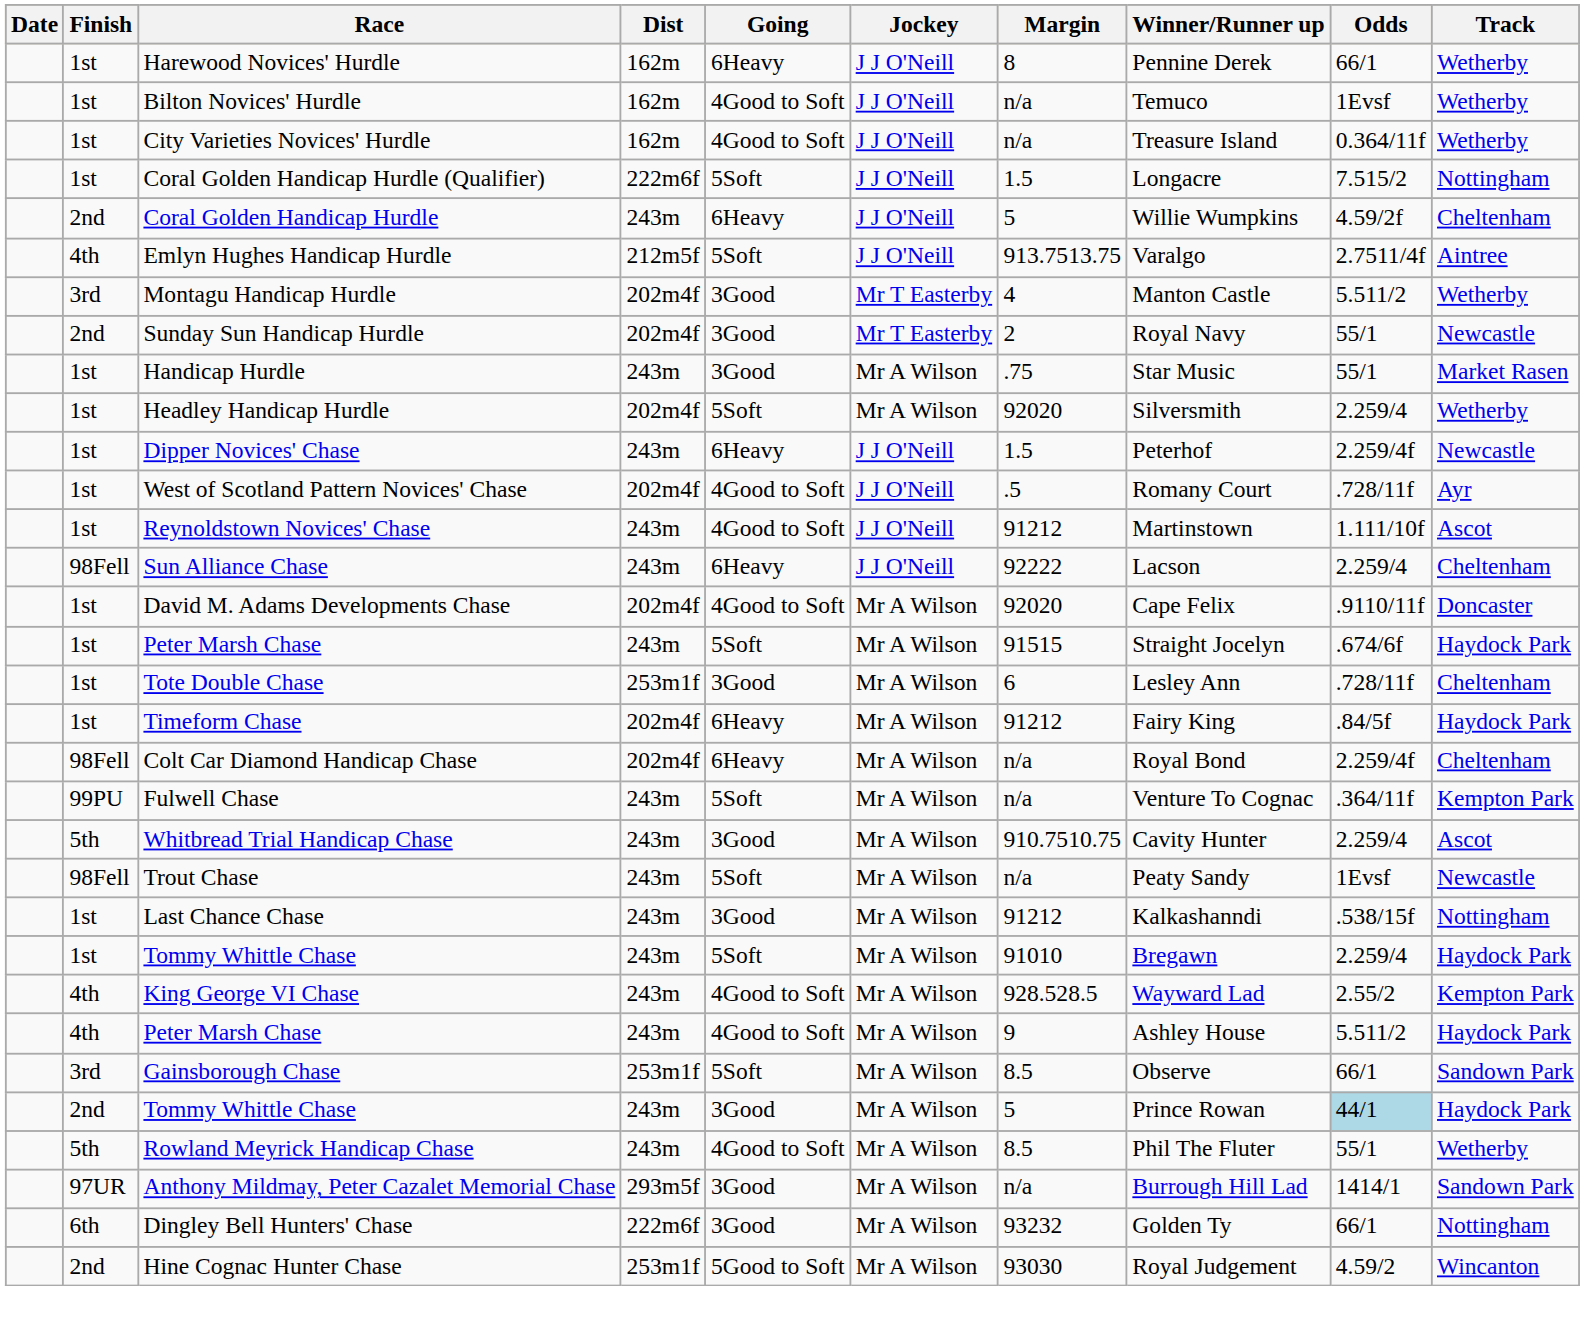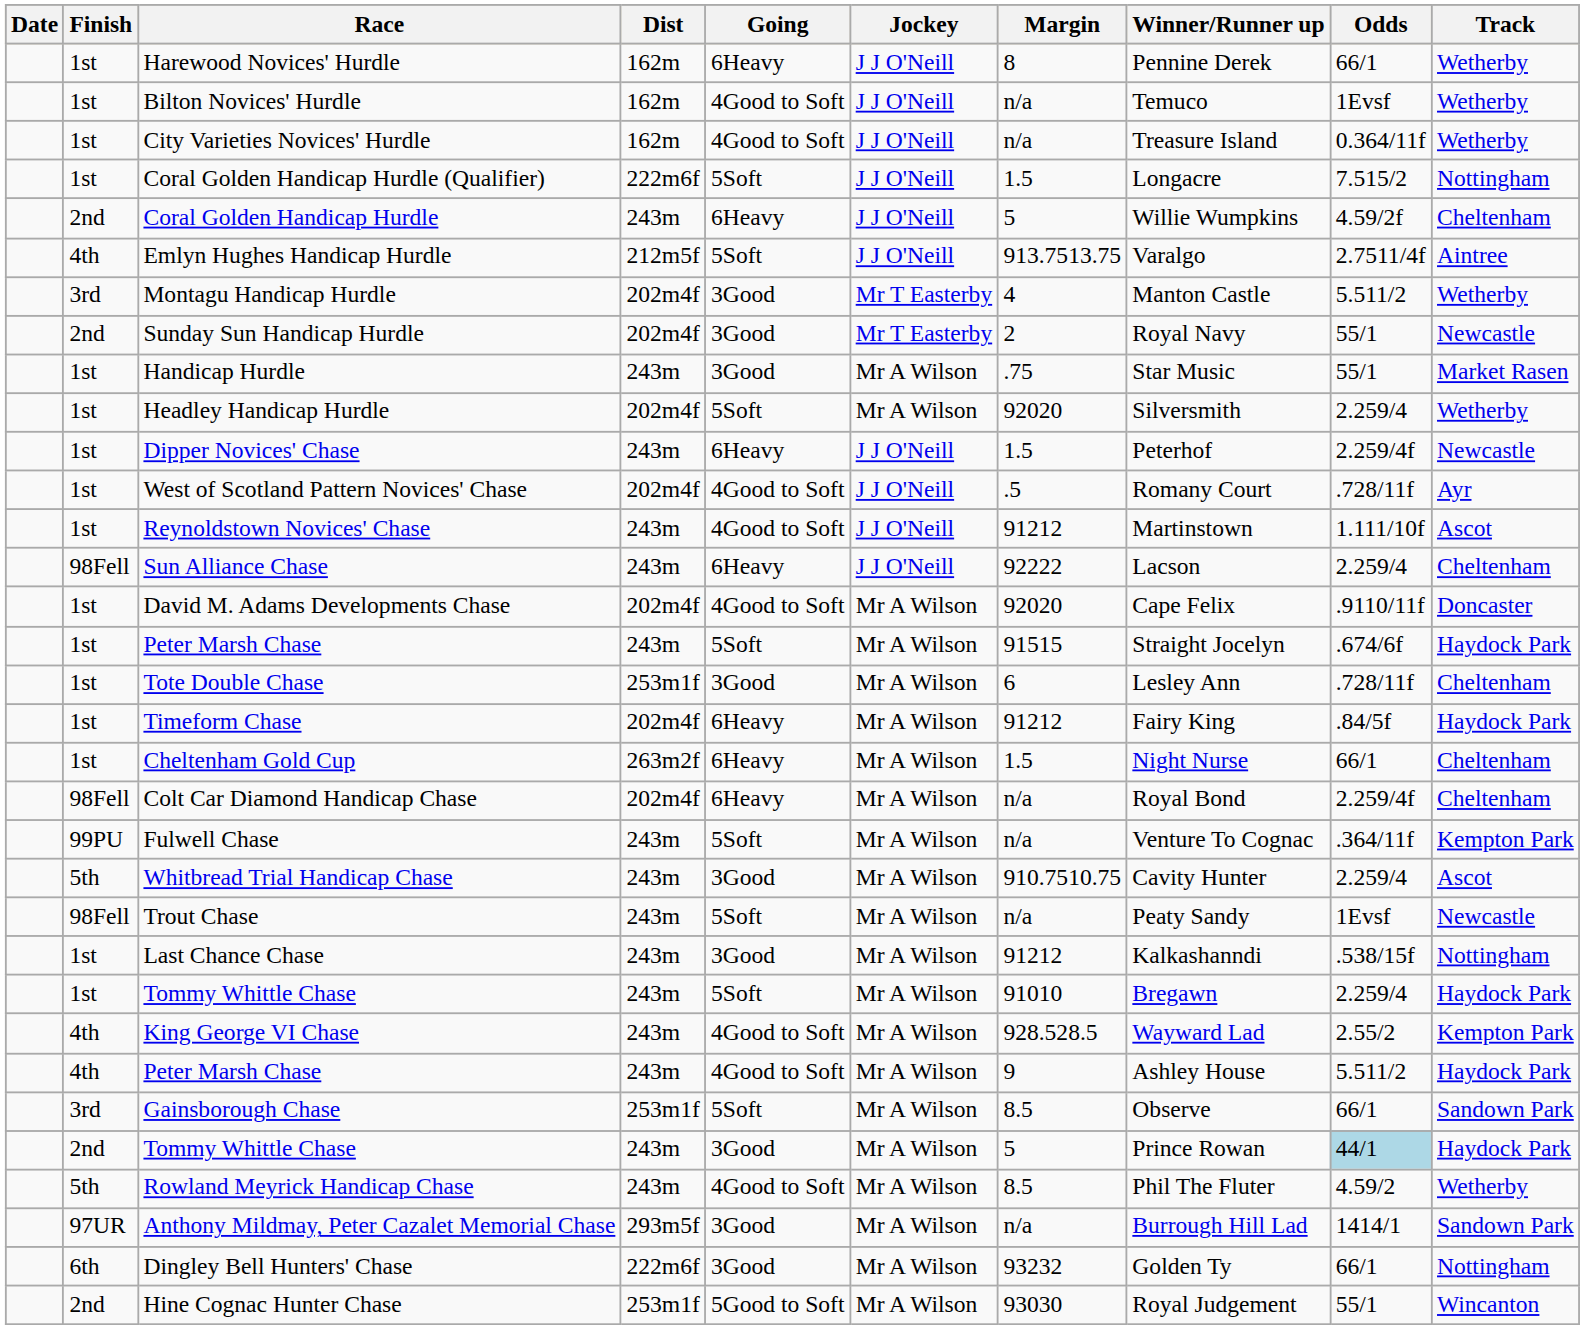+ row: (83, 761)
(1357, 1149) 55/1 -> (1365, 1188) 4.59/2
(1365, 1265) 4.59/2 -> (1357, 1304) 55/1
